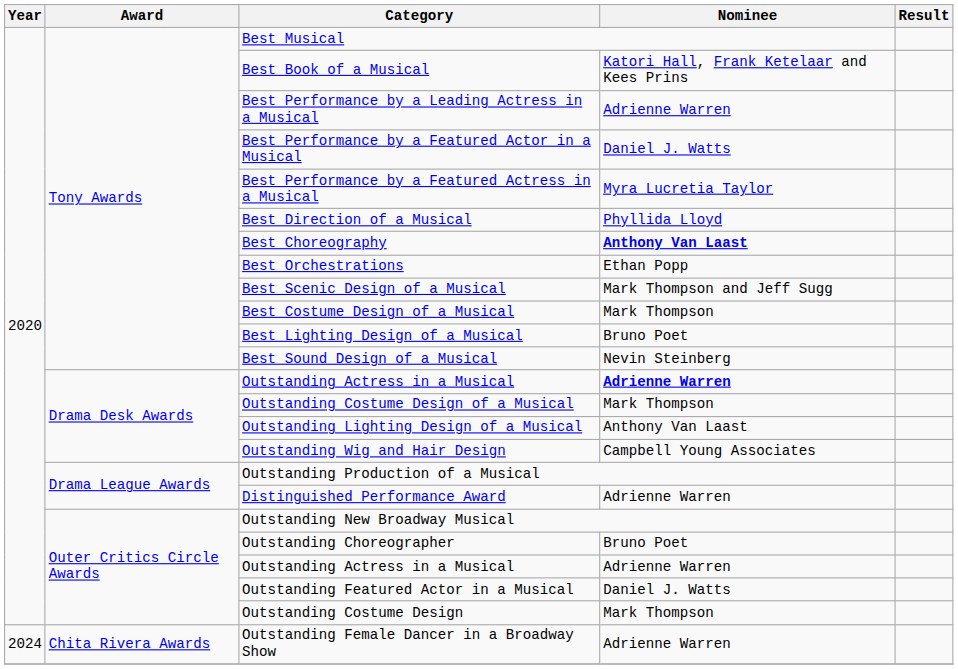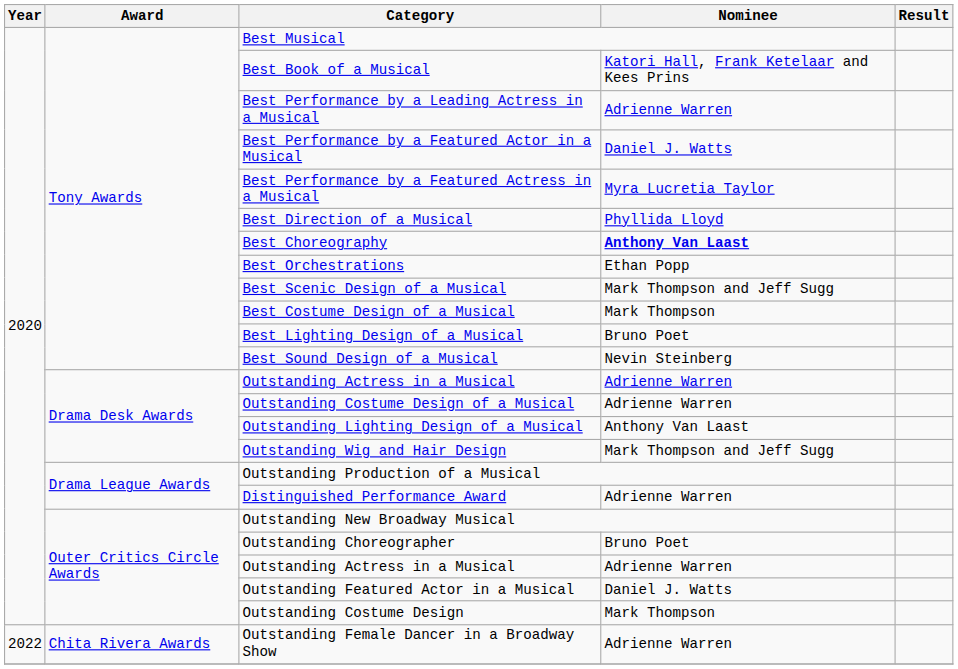(667, 382) bold -> (668, 382) normal
(658, 405) Mark Thompson -> (668, 405) Adrienne Warren
(709, 451) Campbell Young Associates -> (719, 451) Mark Thompson and Jeff Sugg
(25, 644) 2024 -> (25, 644) 2022
